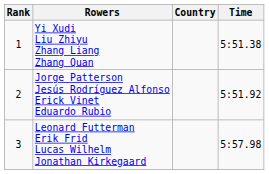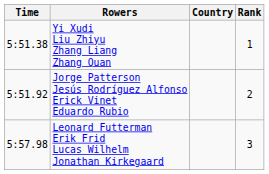columns swapped: (18, 12) <-> (241, 12)
